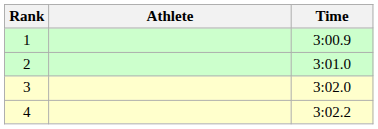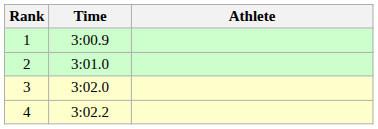columns swapped: (170, 16) <-> (332, 16)
